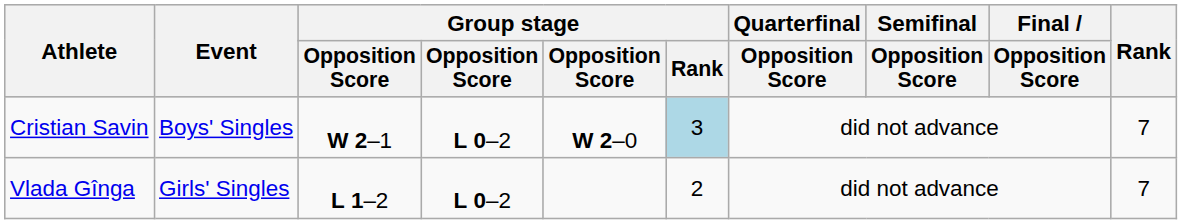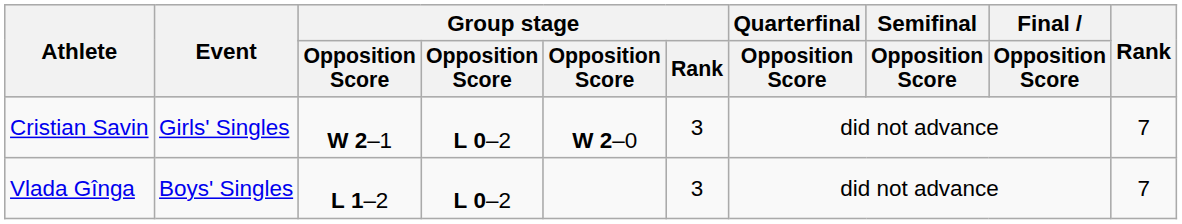(226, 128) Boys' Singles -> (224, 128) Girls' Singles
(697, 128) lightblue background -> (697, 128) no background
(224, 188) Girls' Singles -> (226, 188) Boys' Singles
(697, 188) 2 -> (697, 188) 3
